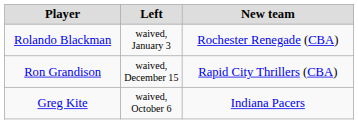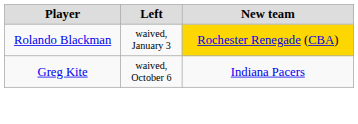(268, 40) no background -> (268, 40) gold background
- row: (63, 71)
